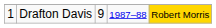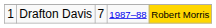(101, 14) 9 -> (101, 14) 7
